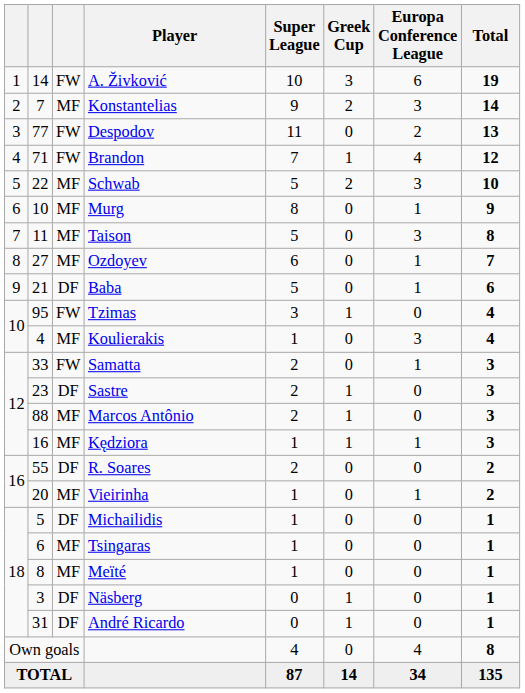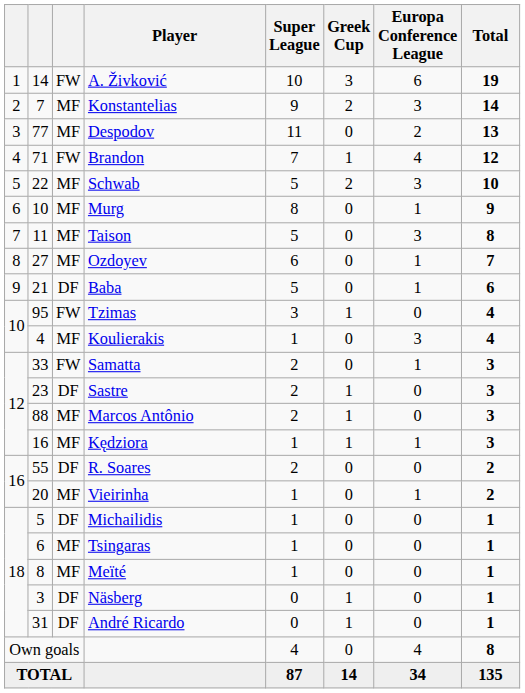(68, 131) FW -> (68, 131) MF
